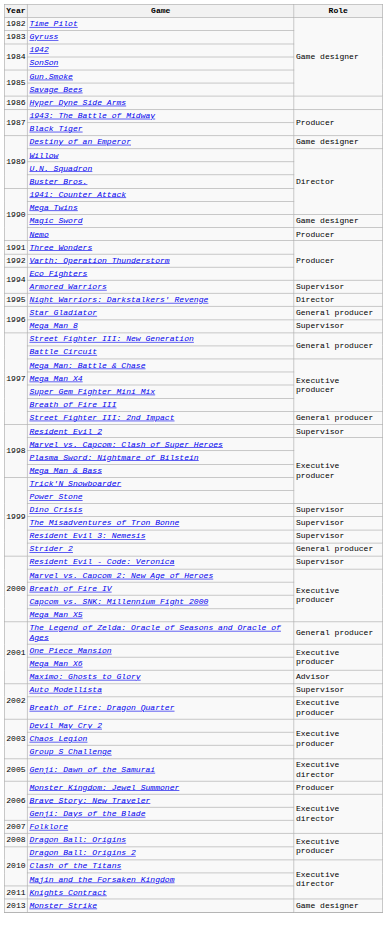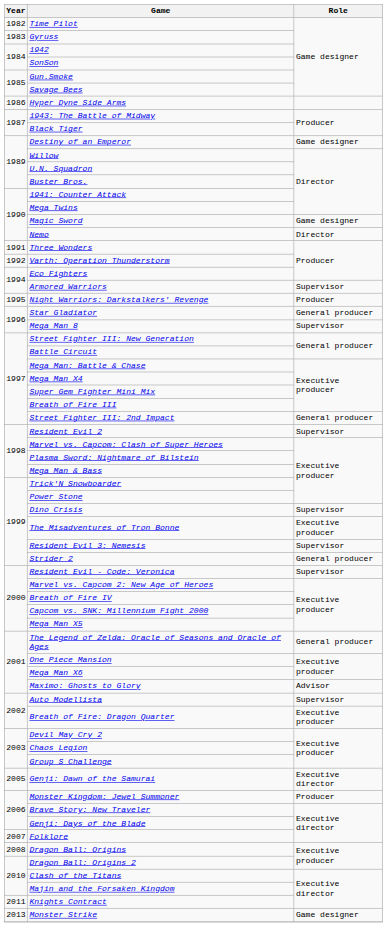(315, 234) Producer -> (315, 234) Director
(315, 300) Director -> (315, 300) Producer
(320, 523) Supervisor -> (318, 528) Executive producer
